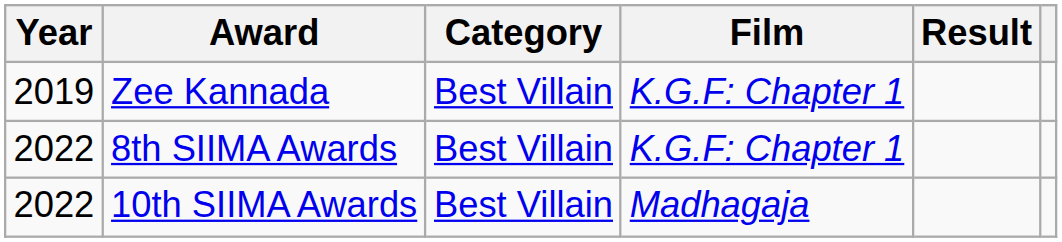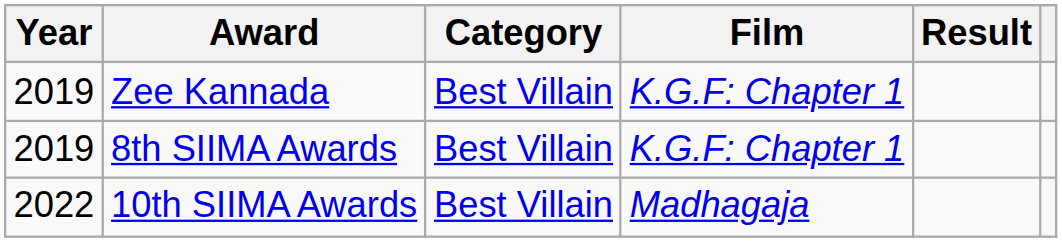(54, 148) 2022 -> (54, 148) 2019
